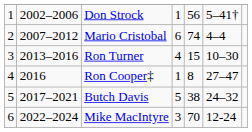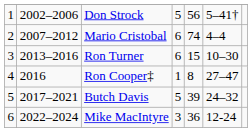(178, 14) 1 -> (178, 14) 5
(178, 55) 4 -> (178, 55) 6
(194, 96) 38 -> (194, 96) 39
(194, 117) 70 -> (194, 117) 36
